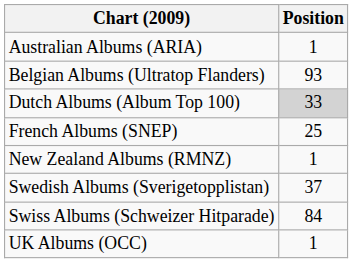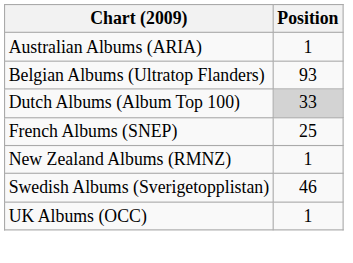(313, 187) 37 -> (308, 187) 46
- row: (142, 215)
